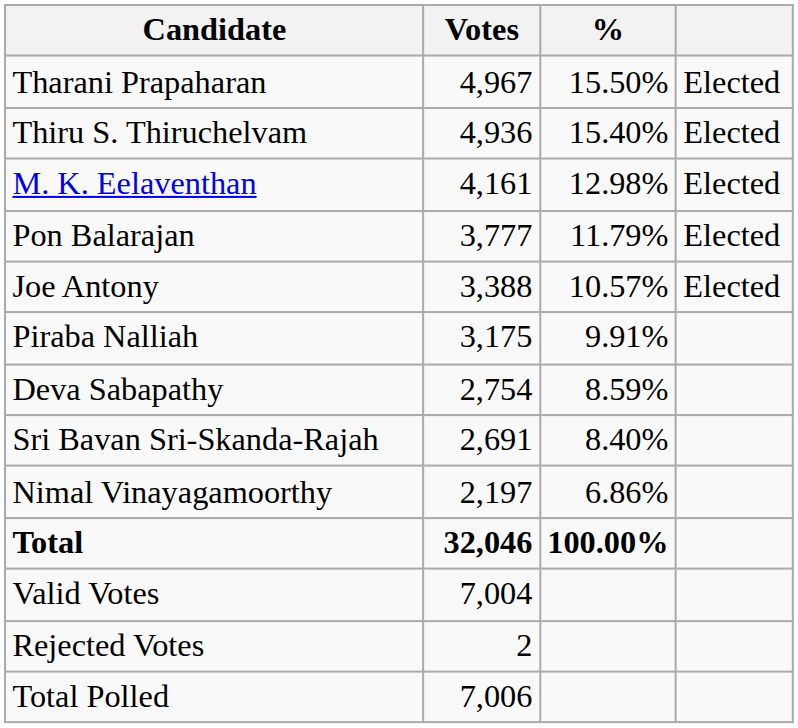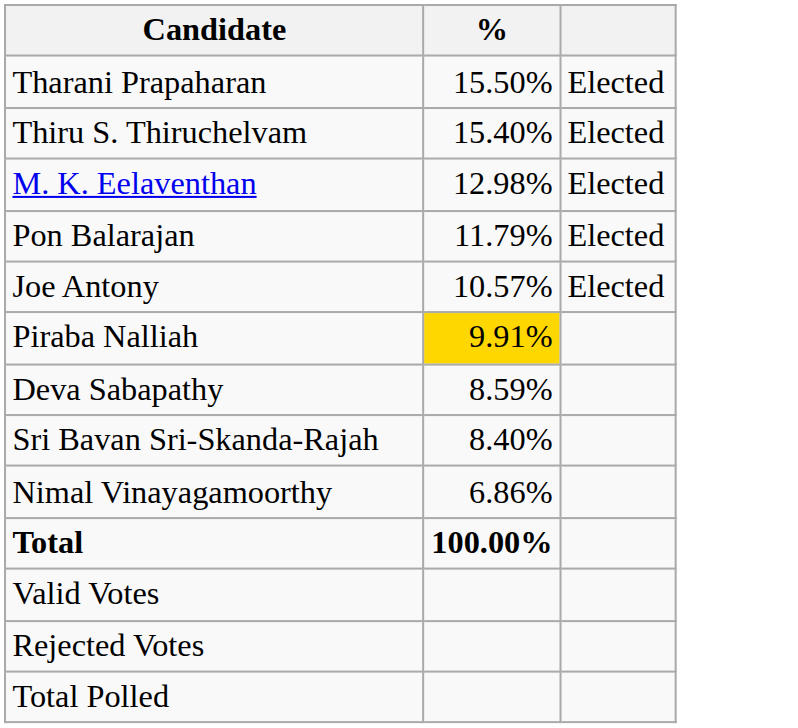- column: (482, 30)
(627, 337) no background -> (511, 337) gold background
